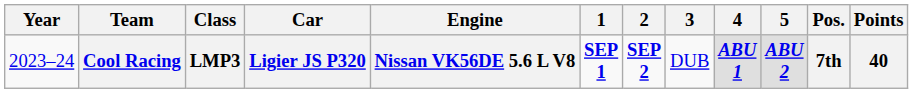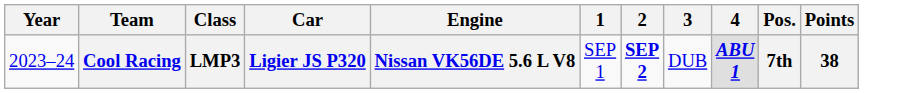- column: (784, 19)
(601, 61) bold -> (600, 61) normal
(879, 61) 40 -> (829, 61) 38
